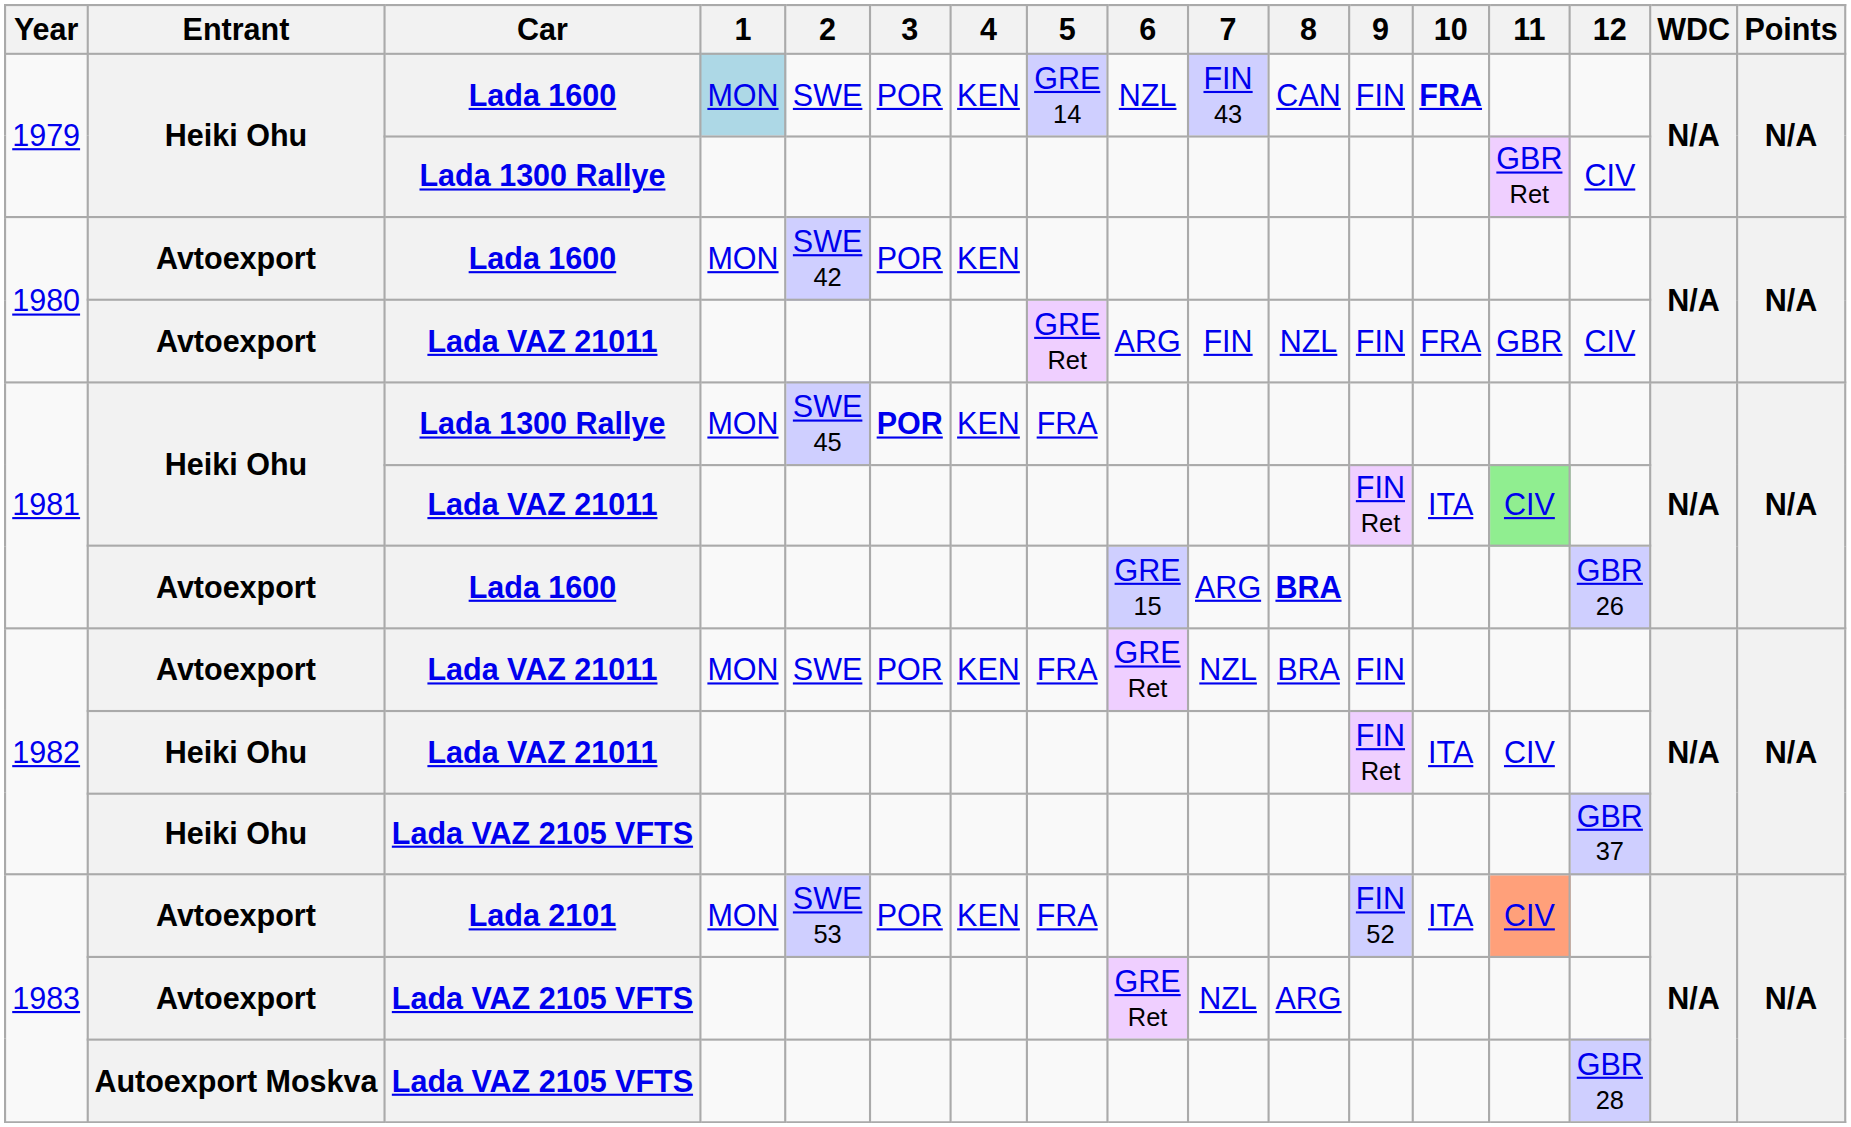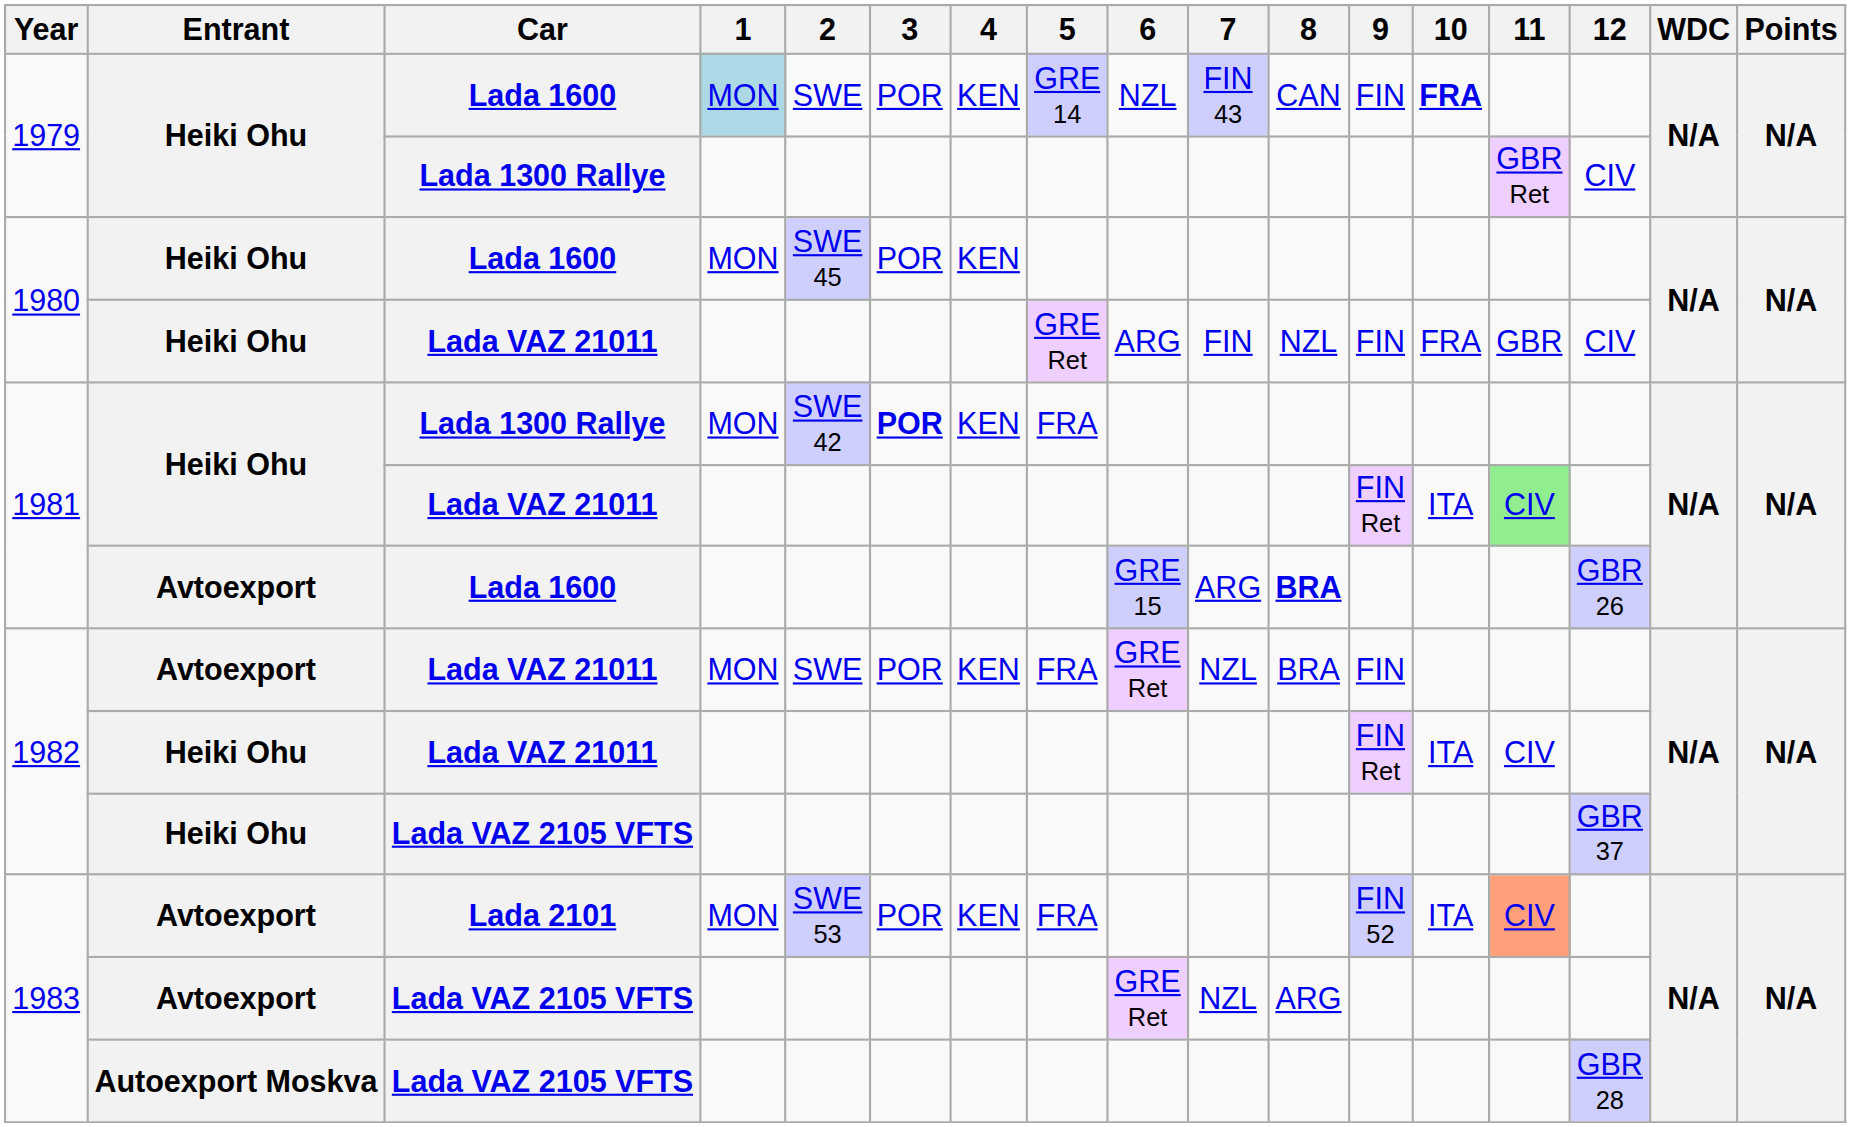(236, 259) Avtoexport -> (236, 259) Heiki Ohu
(828, 259) SWE 42 -> (828, 259) SWE 45
(236, 341) Avtoexport -> (236, 341) Heiki Ohu
(828, 423) SWE 45 -> (828, 423) SWE 42
